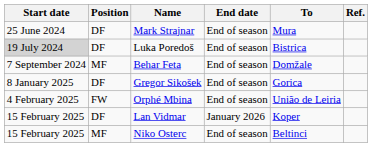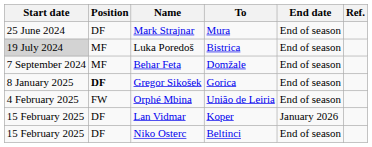columns swapped: (307, 13) <-> (237, 13)
(98, 47) DF -> (99, 47) MF
(98, 82) normal -> (98, 82) bold
(99, 133) MF -> (98, 133) DF
